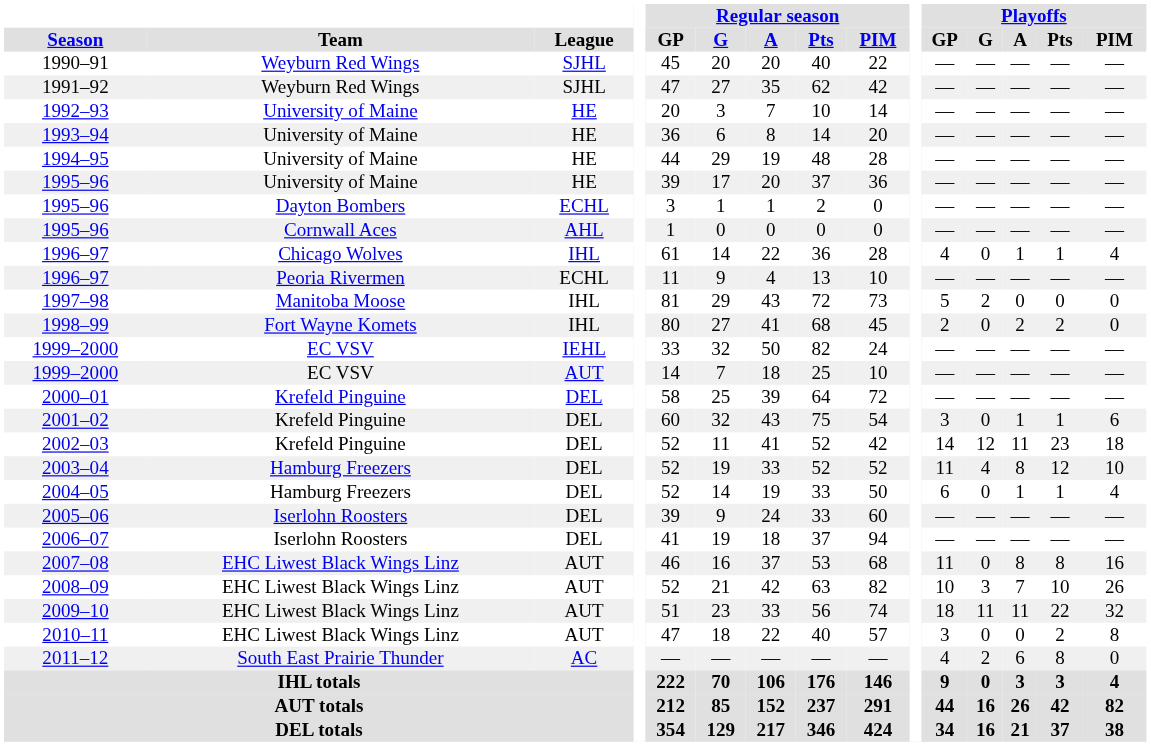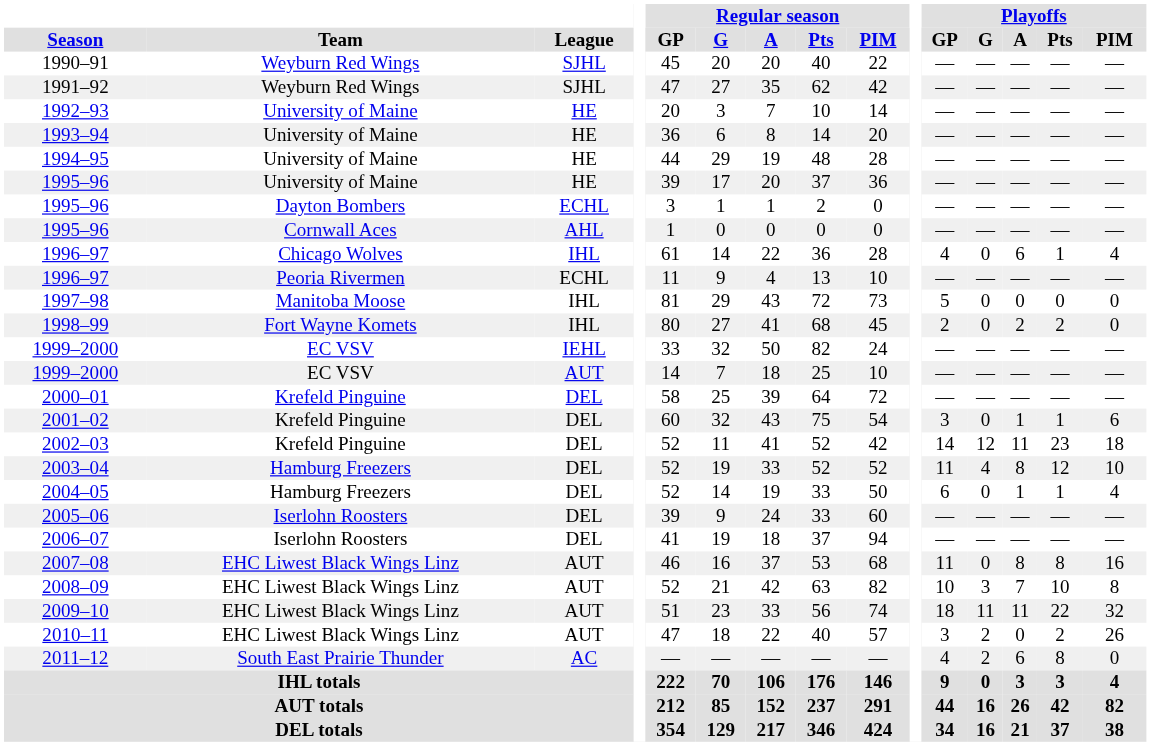(1020, 253) 1 -> (1020, 253) 6
(985, 301) 2 -> (985, 301) 0
(1114, 587) 26 -> (1114, 587) 8
(985, 634) 0 -> (985, 634) 2
(1114, 634) 8 -> (1114, 634) 26
